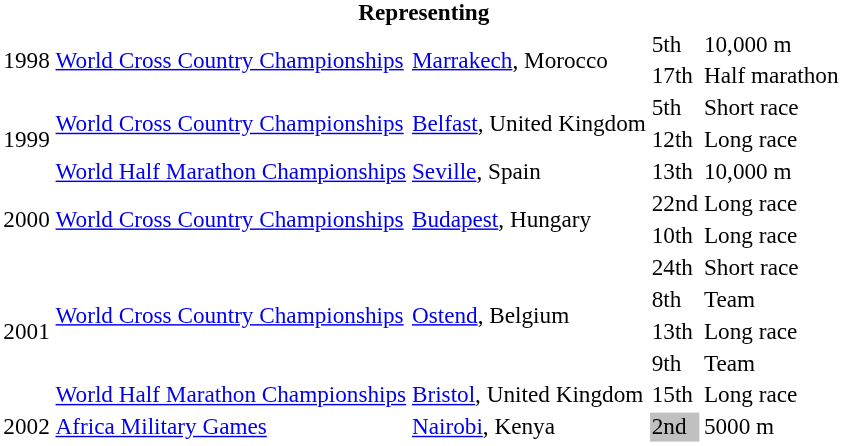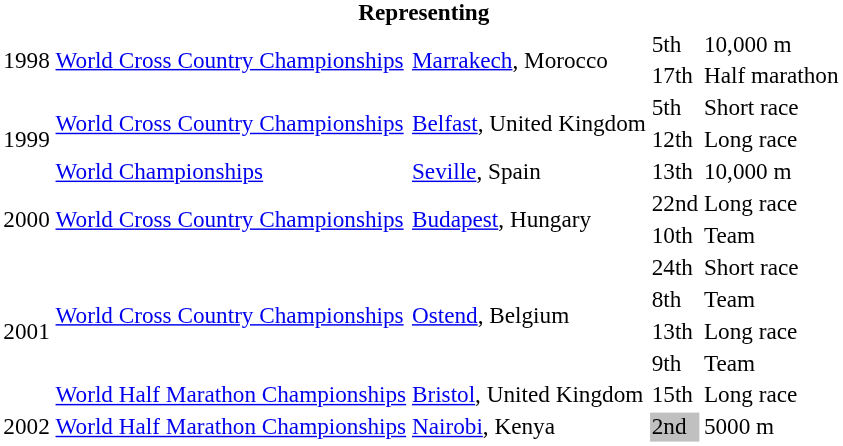(231, 171) World Half Marathon Championships -> (159, 171) World Championships
(751, 235) Long race -> (729, 235) Team
(161, 426) Africa Military Games -> (231, 426) World Half Marathon Championships
